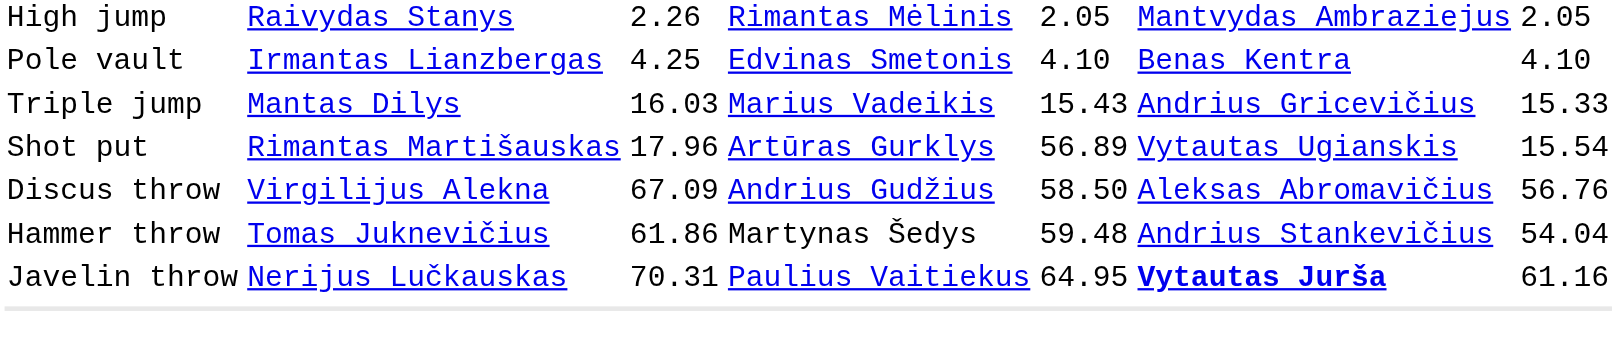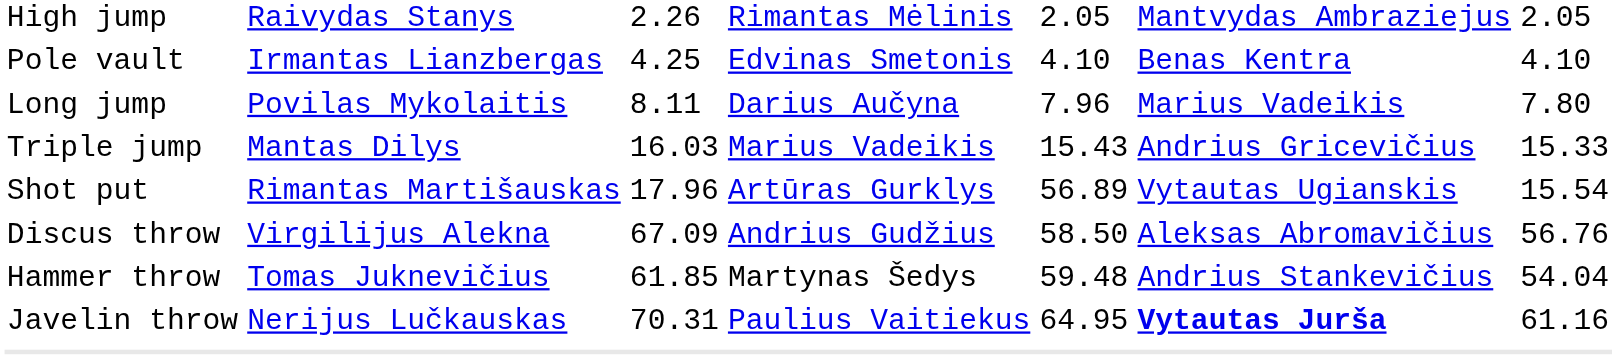+ row: (87, 105)
(674, 235) 61.86 -> (674, 278) 61.85
